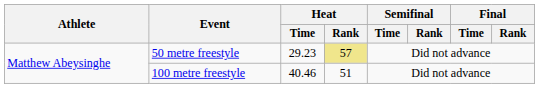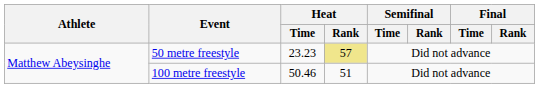(302, 53) 29.23 -> (302, 53) 23.23
(302, 73) 40.46 -> (302, 73) 50.46
